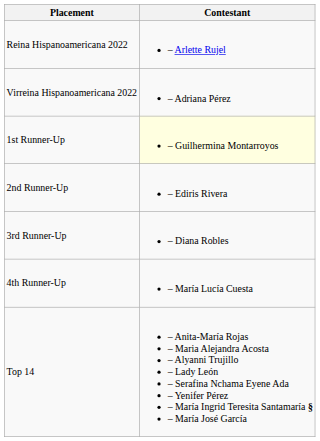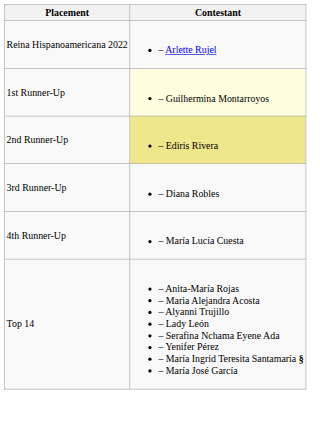- row: (72, 92)
(227, 194) no background -> (218, 146) khaki background
